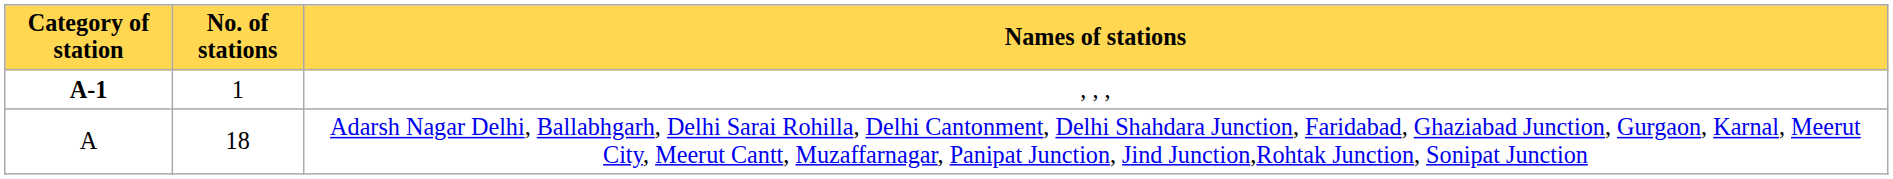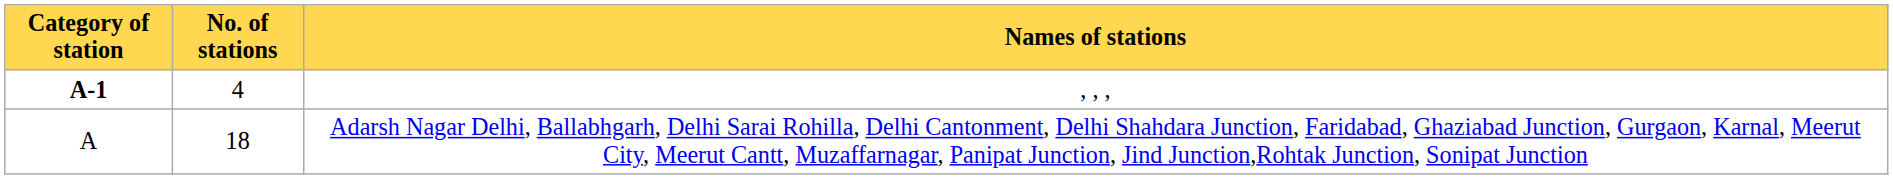(238, 89) 1 -> (238, 89) 4
